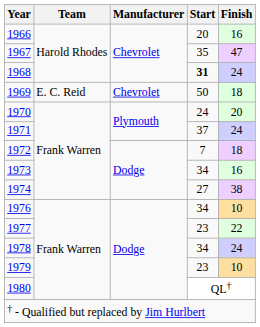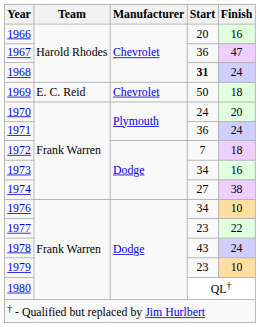(203, 53) 35 -> (203, 53) 36
(203, 131) 37 -> (203, 131) 36
(203, 248) 34 -> (203, 248) 43
